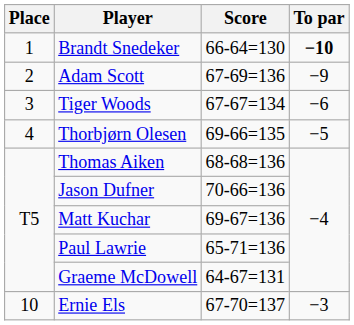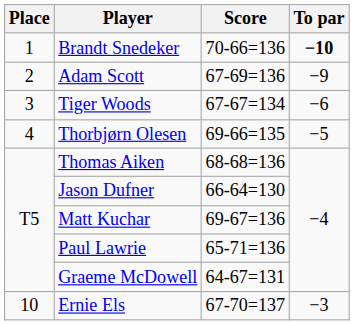(245, 47) 66-64=130 -> (245, 47) 70-66=136
(245, 190) 70-66=136 -> (245, 190) 66-64=130
